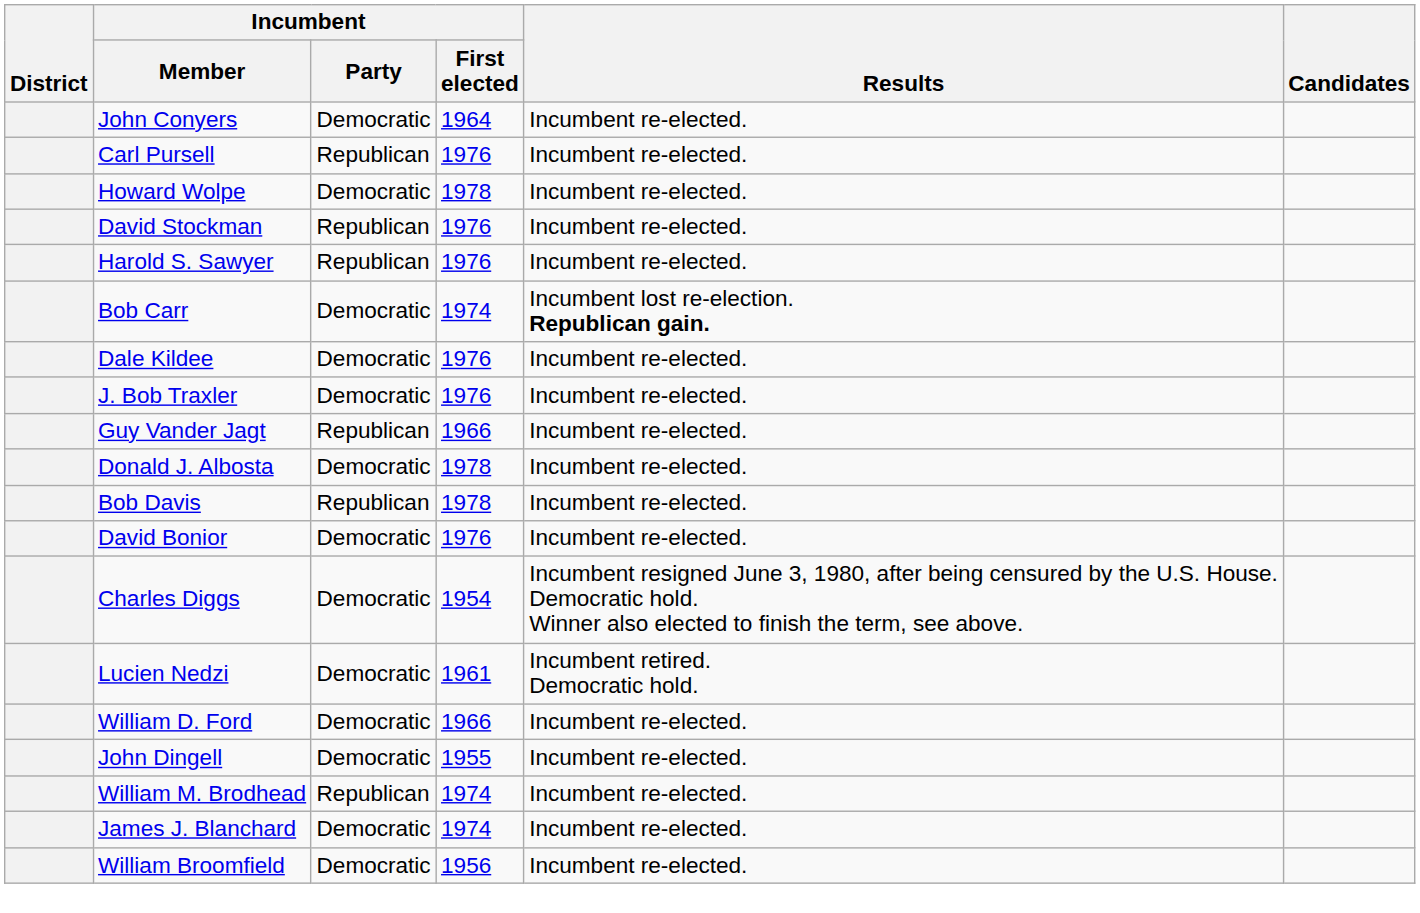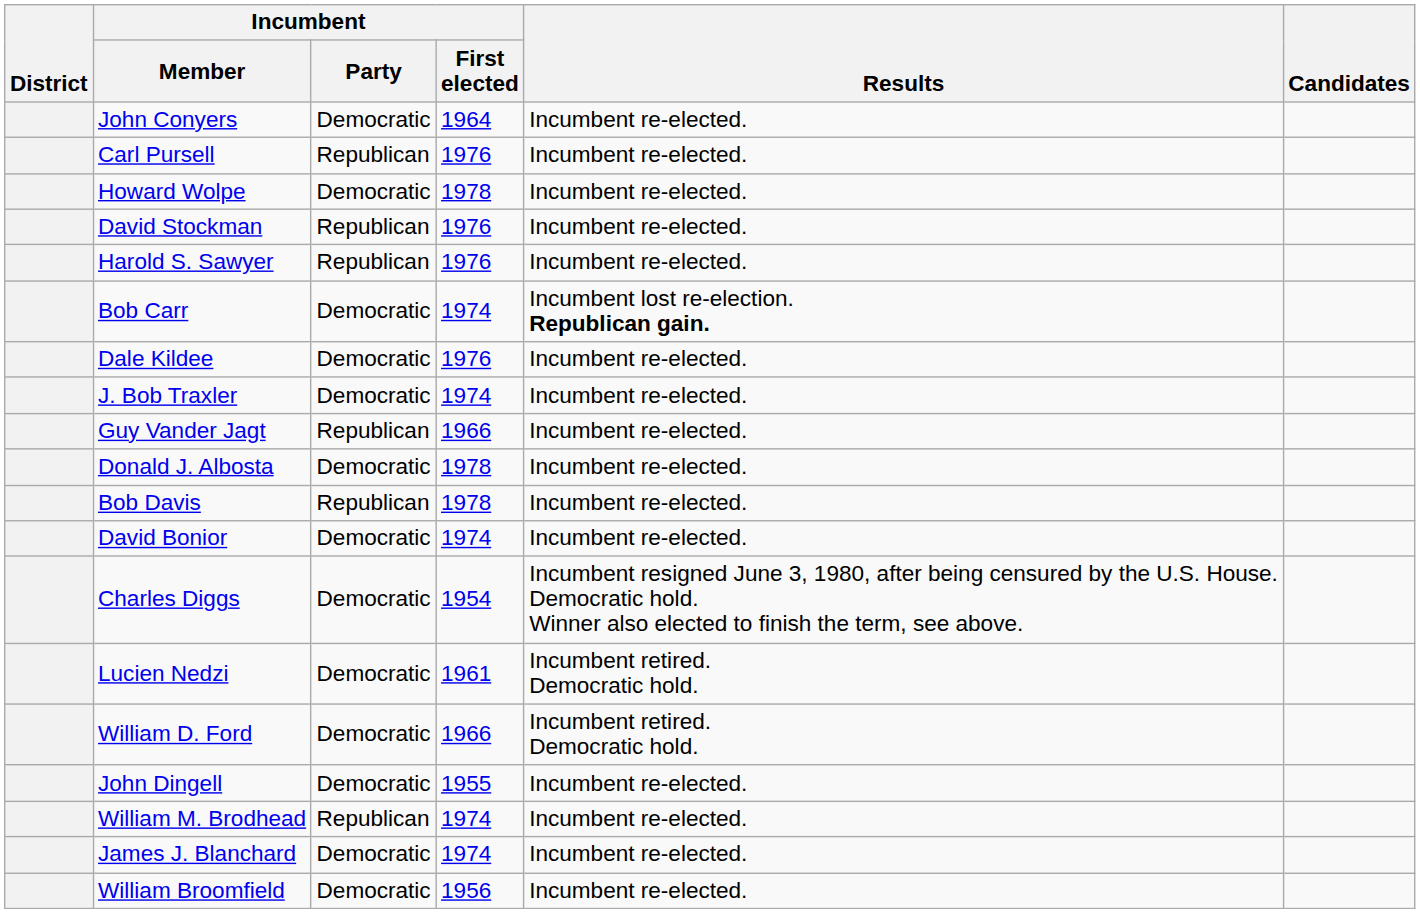(466, 395) 1976 -> (466, 395) 1974
(466, 538) 1976 -> (466, 538) 1974
(638, 721) Incumbent re-elected. -> (620, 734) Incumbent retired. Democratic hold.
